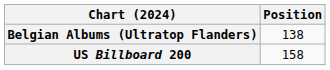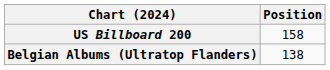rows swapped: (132, 34) <-> (132, 54)
